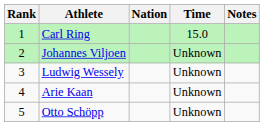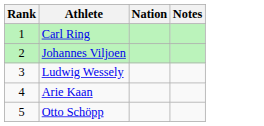- column: (197, 14)
